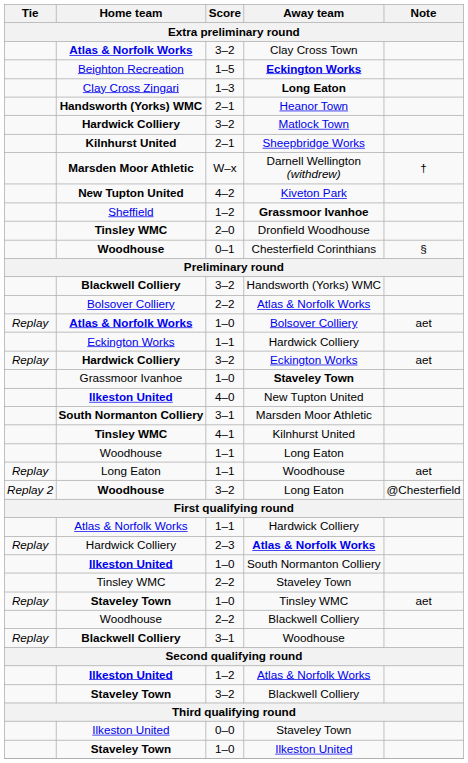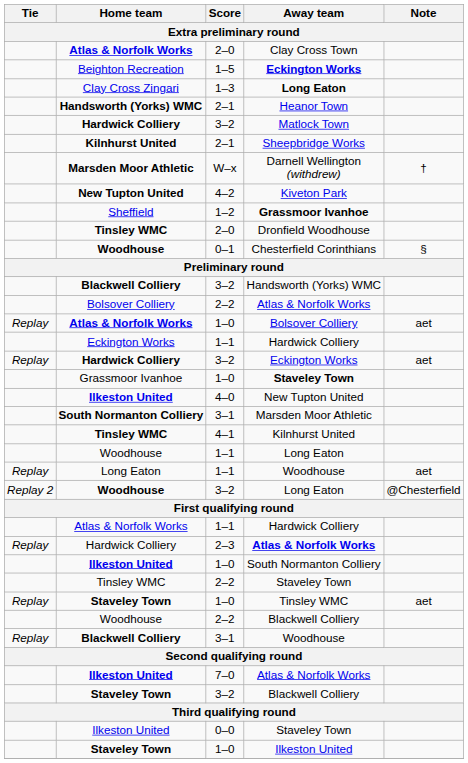(225, 50) 3–2 -> (225, 50) 2–0
(225, 675) 1–2 -> (225, 675) 7–0
